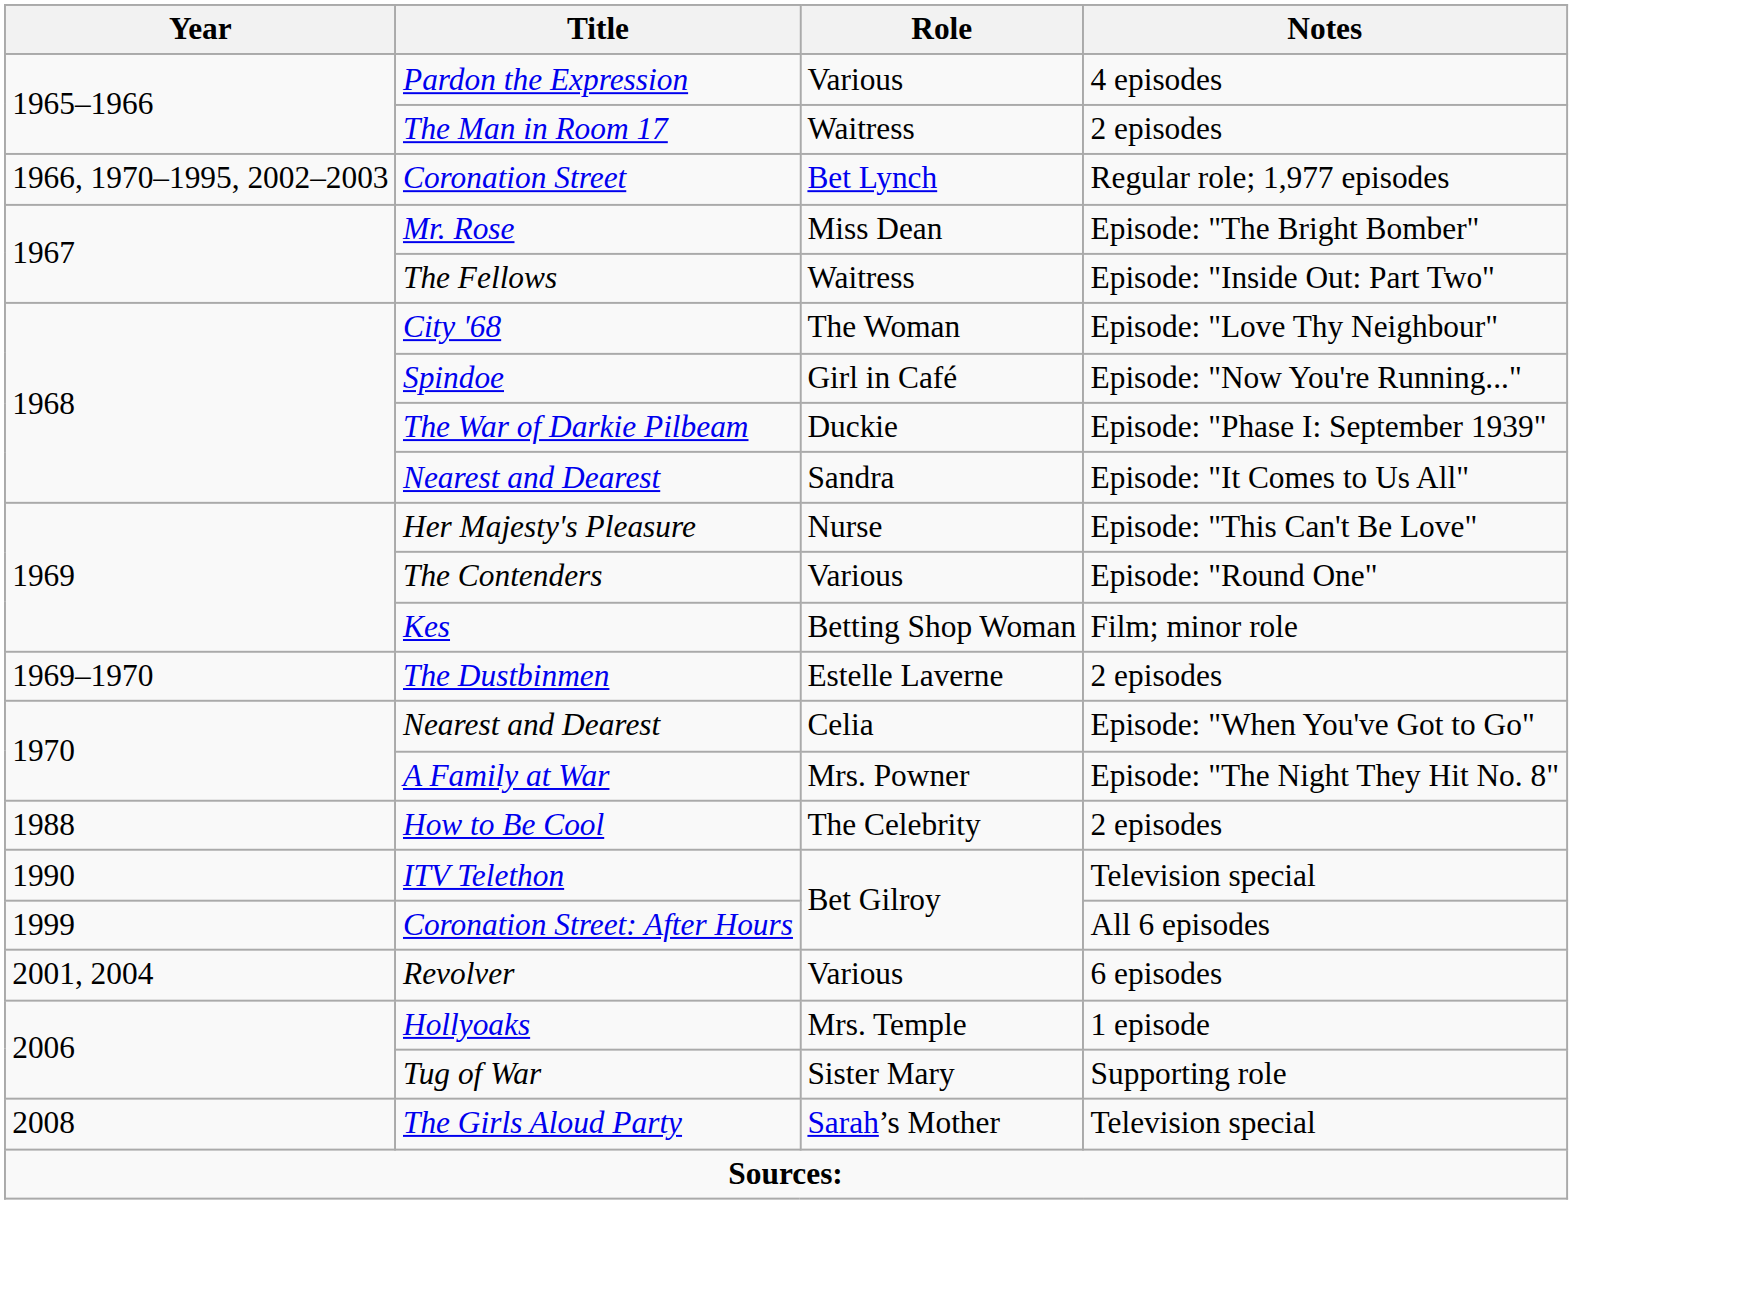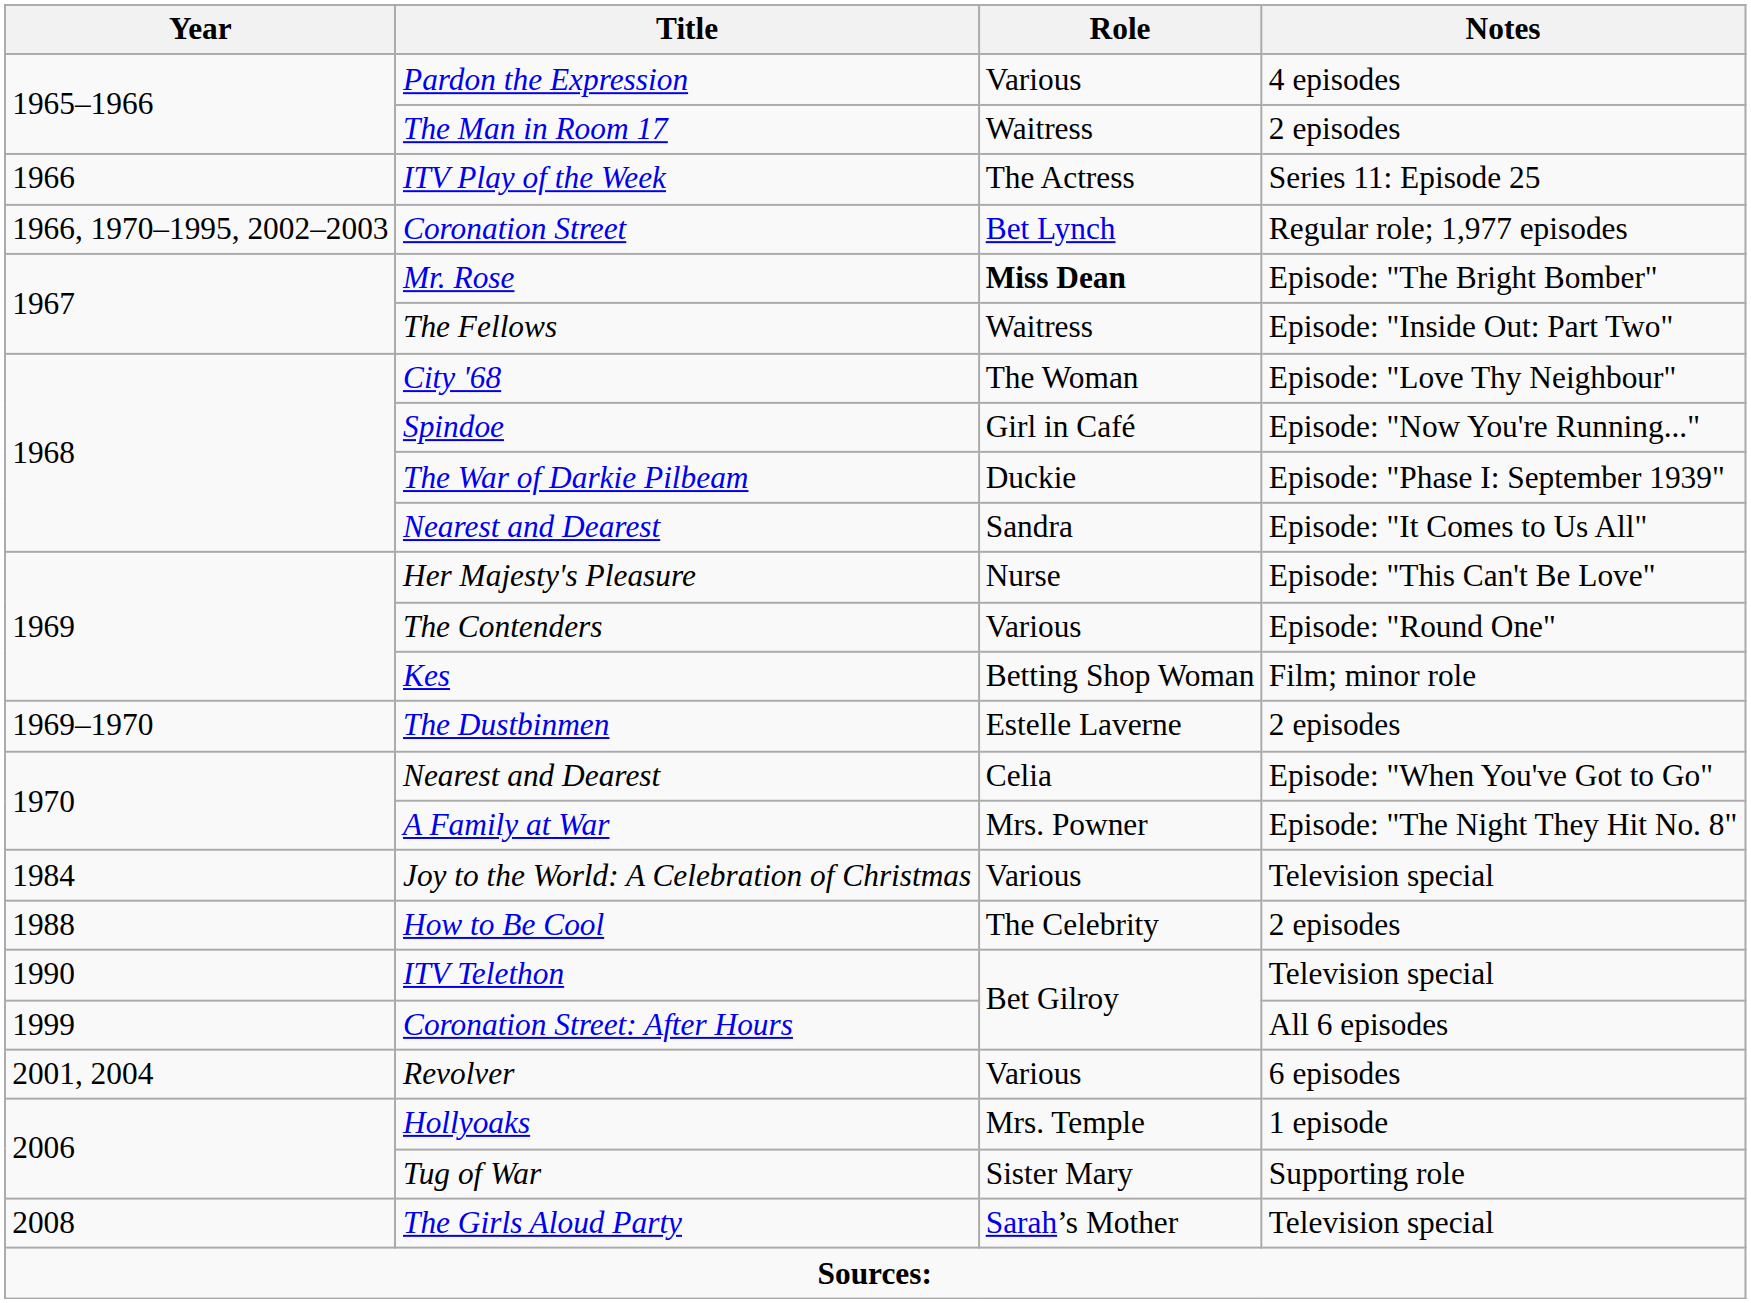+ row: (534, 178)
(875, 228) normal -> (1056, 278) bold
+ row: (687, 874)
